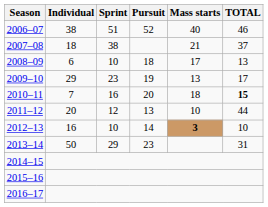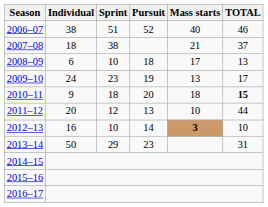(71, 78) 29 -> (71, 78) 24
(71, 95) 7 -> (71, 95) 9
(113, 95) 16 -> (113, 95) 18
